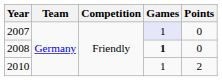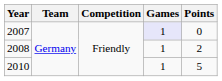(163, 48) bold -> (163, 48) normal
(199, 48) 0 -> (199, 48) 2
(199, 66) 2 -> (199, 66) 5
